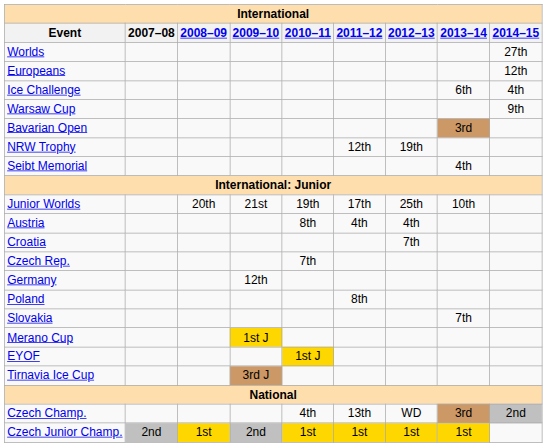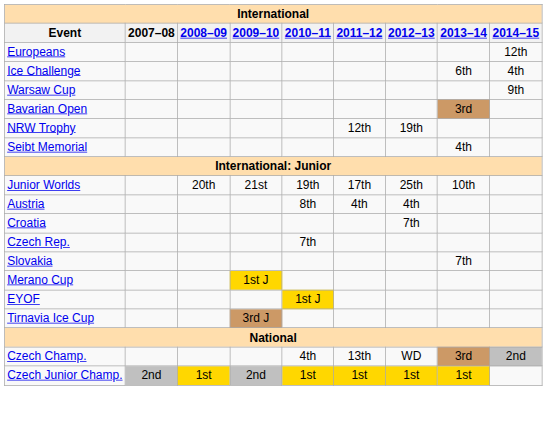- row: (26, 52)
- row: (32, 280)
- row: (26, 299)
